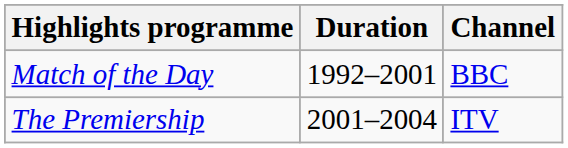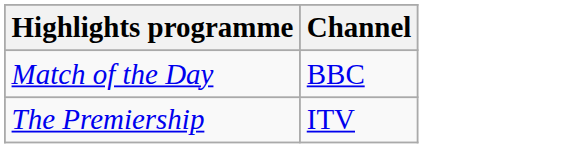- column: (372, 27)
